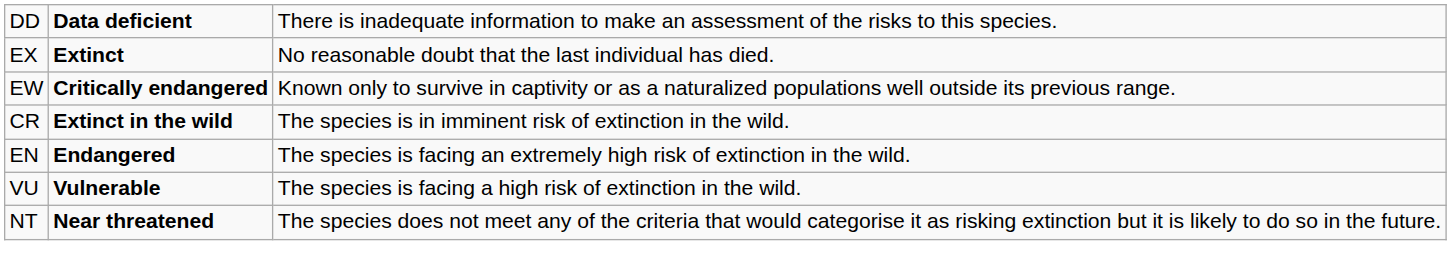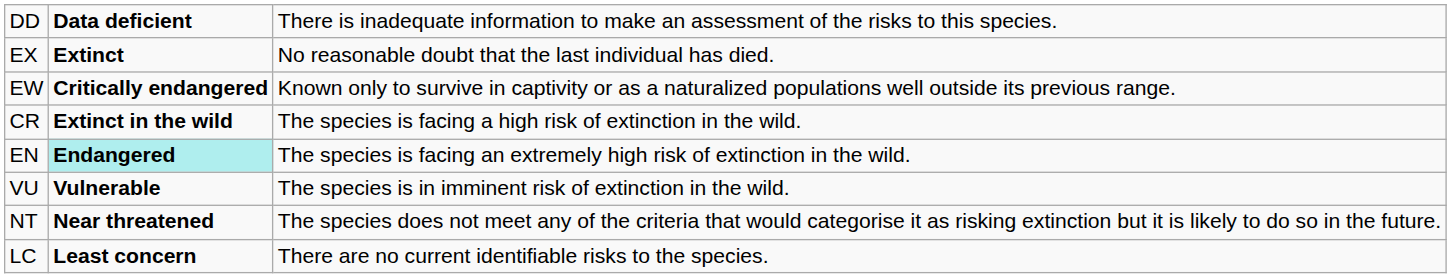(534, 121) The species is in imminent risk of extinction in the wild. -> (540, 121) The species is facing a high risk of extinction in the wild.
(114, 155) no background -> (114, 155) paleturquoise background
(540, 188) The species is facing a high risk of extinction in the wild. -> (534, 188) The species is in imminent risk of extinction in the wild.
+ row: (23, 255)
